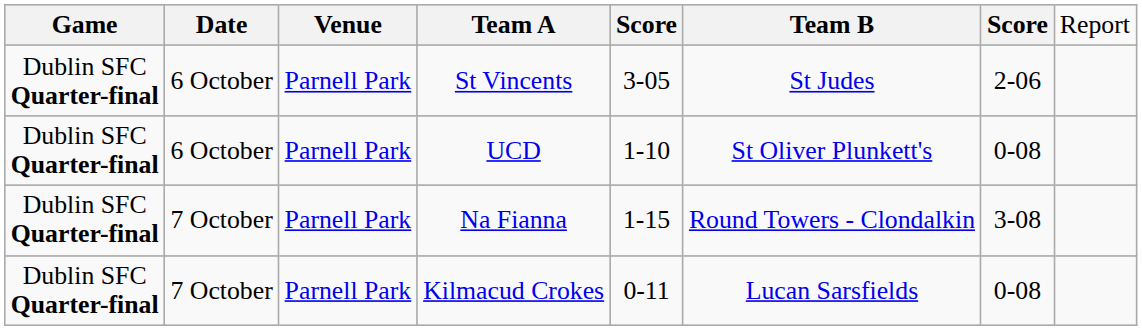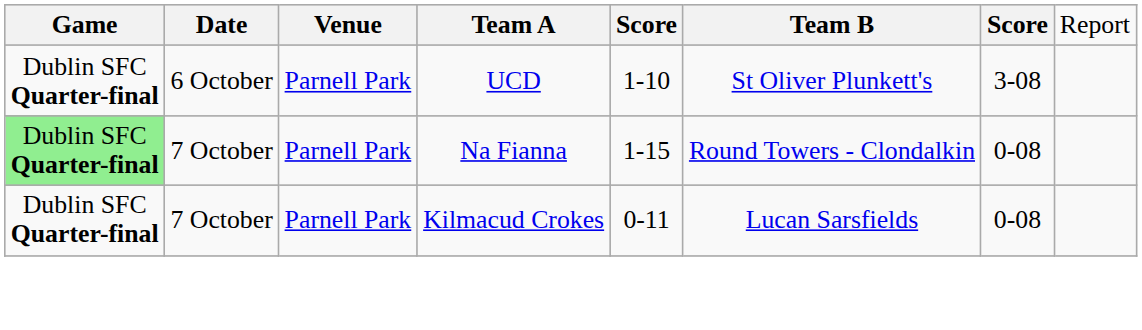- row: (514, 80)
(1017, 150) 0-08 -> (1017, 80) 3-08
(85, 219) no background -> (85, 150) lightgreen background
(1017, 219) 3-08 -> (1017, 150) 0-08
